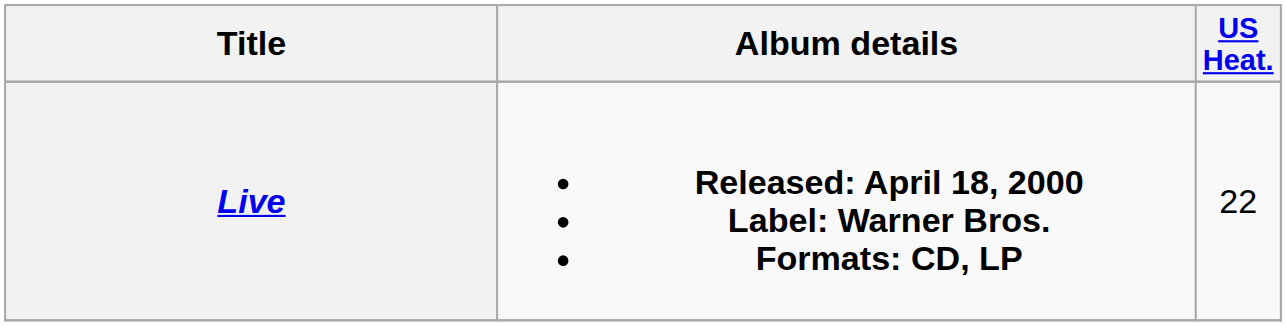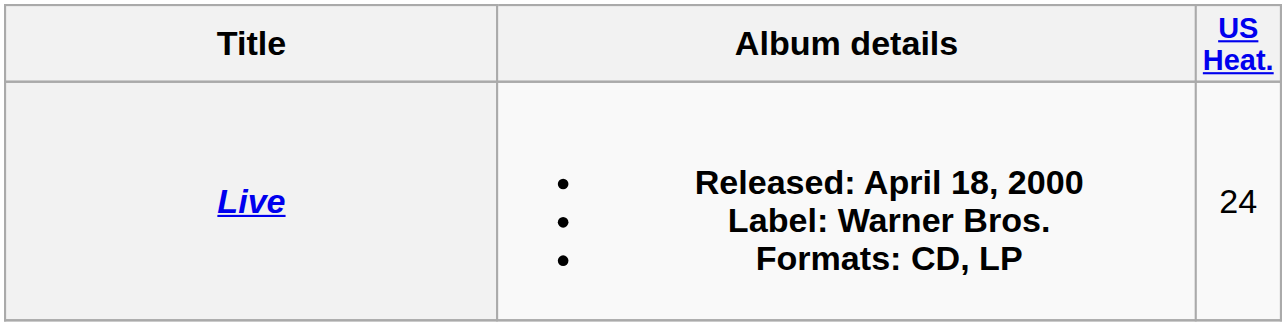(1238, 200) 22 -> (1238, 200) 24
